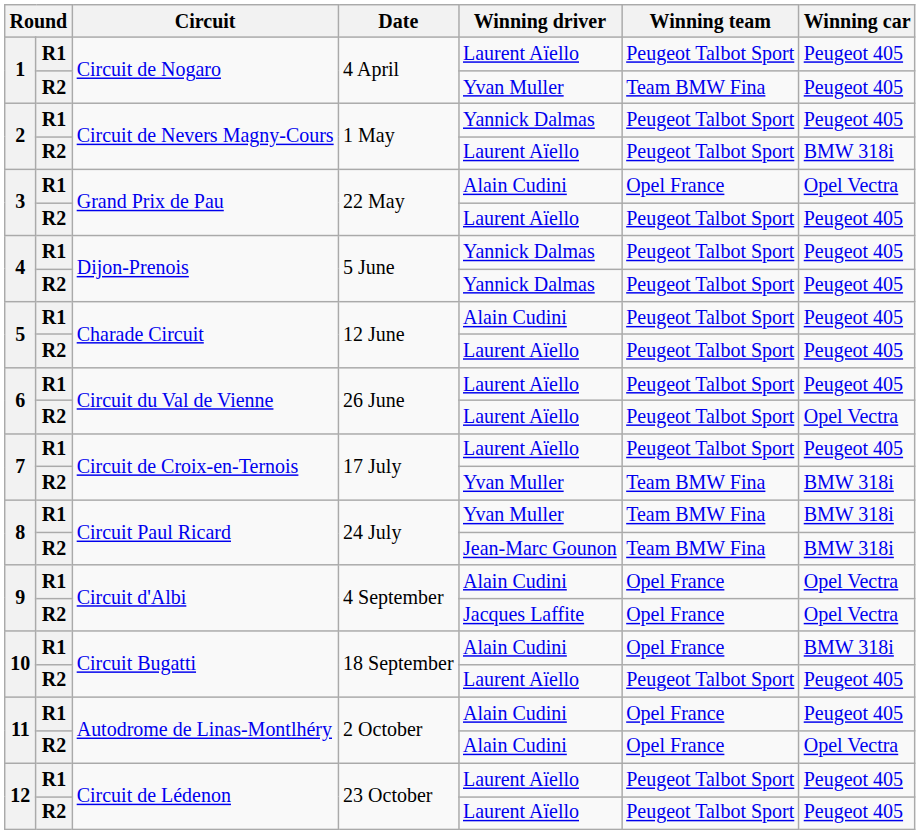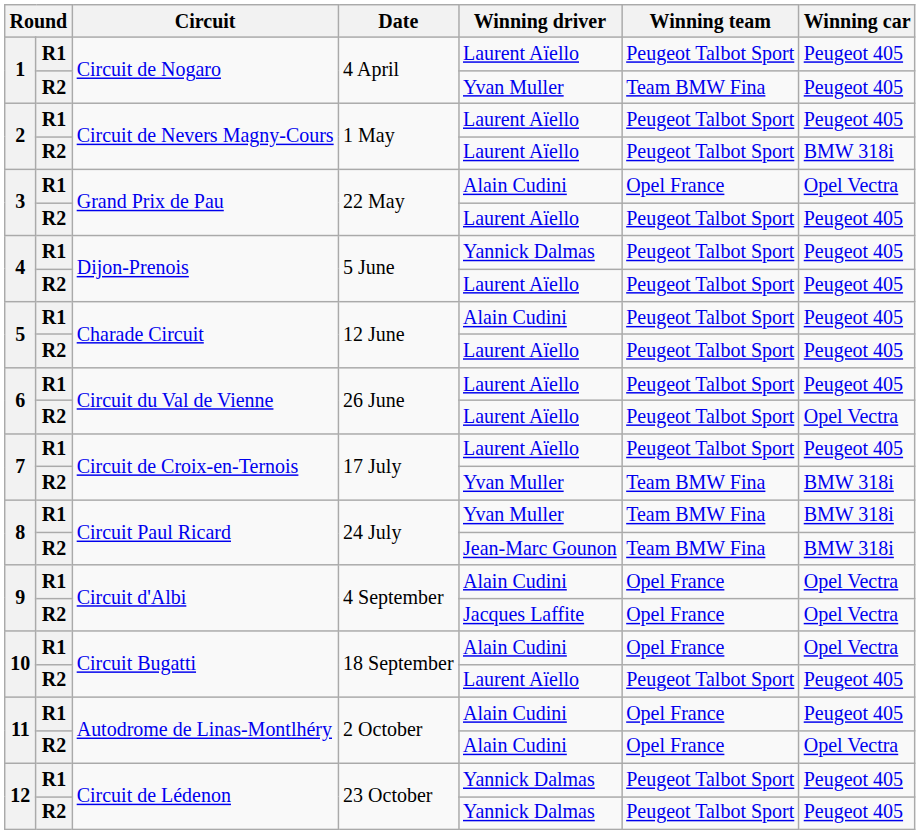(529, 119) Yannick Dalmas -> (521, 119) Laurent Aïello
(529, 284) Yannick Dalmas -> (521, 284) Laurent Aïello
(849, 647) BMW 318i -> (851, 647) Opel Vectra
(521, 779) Laurent Aïello -> (529, 779) Yannick Dalmas
(521, 812) Laurent Aïello -> (529, 812) Yannick Dalmas
